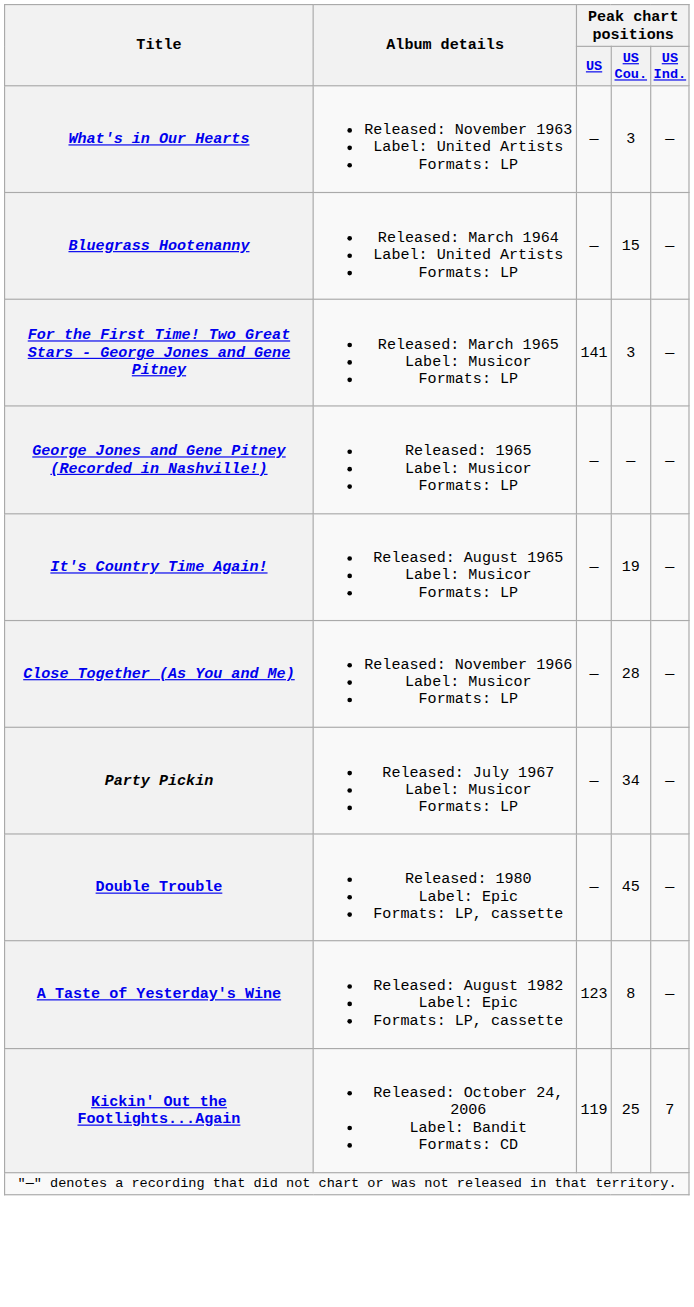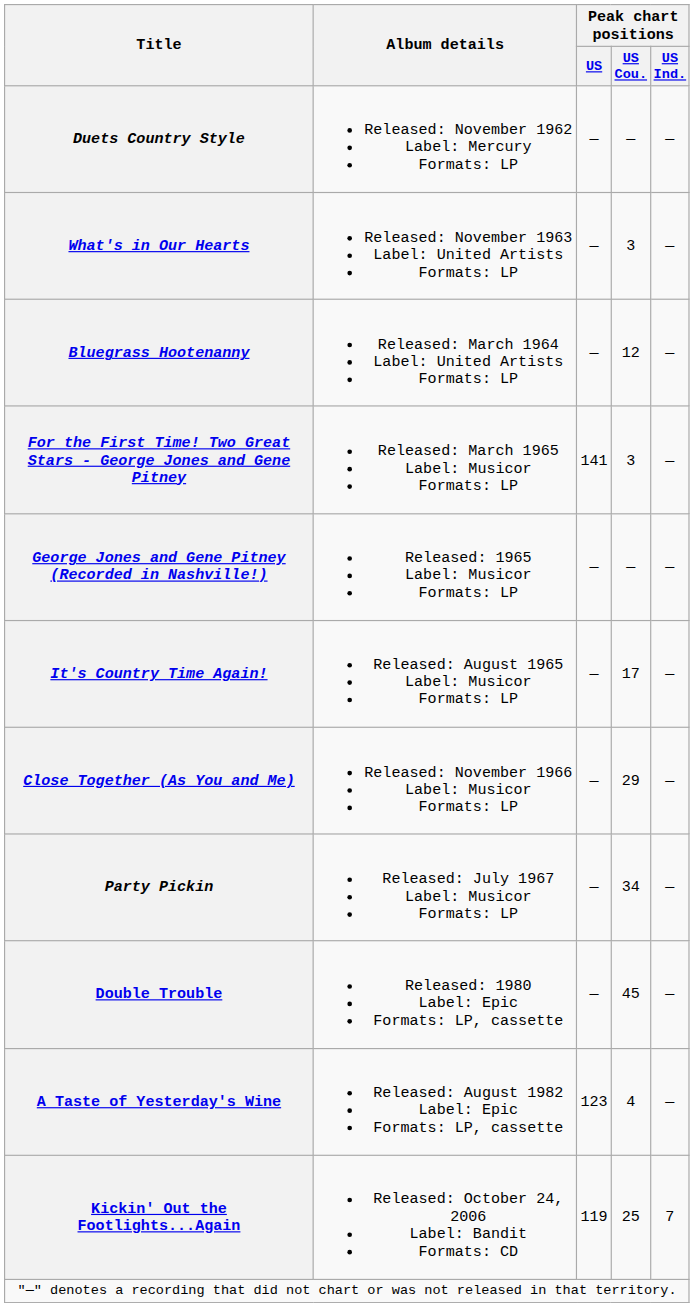+ row: (159, 139)
(631, 246) 15 -> (631, 353) 12
(631, 567) 19 -> (631, 674) 17
(631, 674) 28 -> (631, 781) 29
(631, 995) 8 -> (631, 1102) 4
